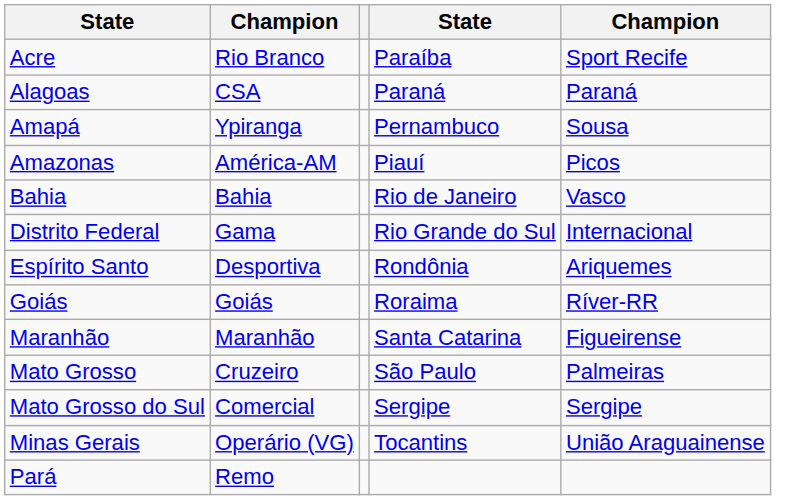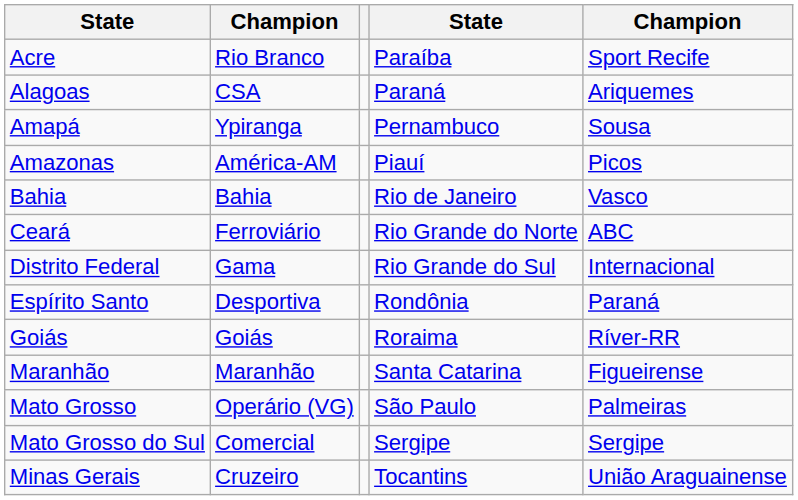(602, 92) Paraná -> (641, 92) Ariquemes
+ row: (40, 232)
(619, 267) Ariquemes -> (624, 302) Paraná
(257, 372) Cruzeiro -> (284, 407) Operário (VG)
(284, 442) Operário (VG) -> (257, 477) Cruzeiro
- row: (33, 477)
